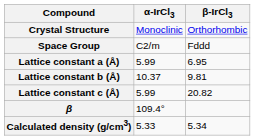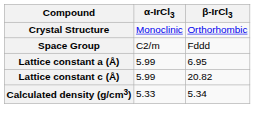- row: (69, 77)
- row: (69, 108)
